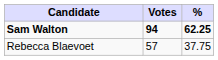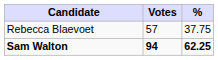rows swapped: (37, 30) <-> (50, 47)
